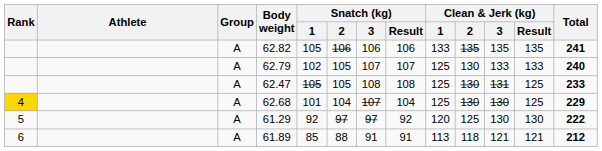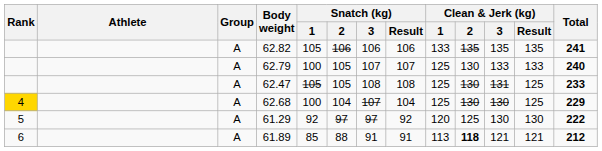(312, 66) 102 -> (312, 66) 100
(312, 102) 101 -> (312, 102) 100
(470, 137) normal -> (470, 137) bold
